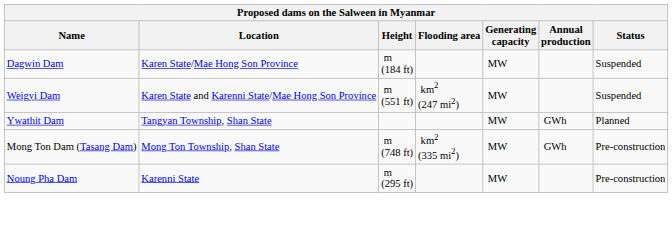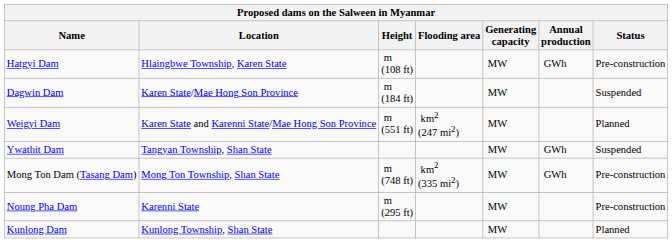+ row: (33, 64)
(618, 95) Suspended -> (613, 124) Planned
(613, 121) Planned -> (618, 149) Suspended
+ row: (37, 229)
